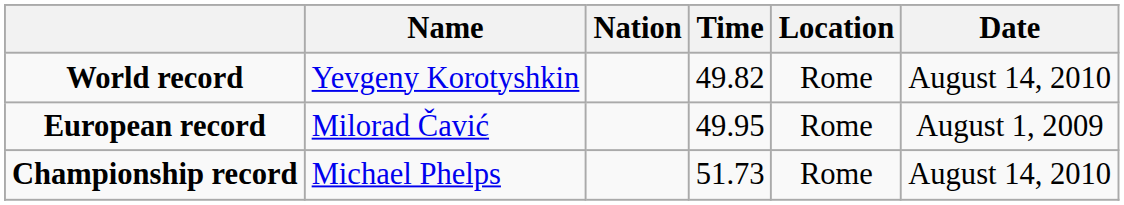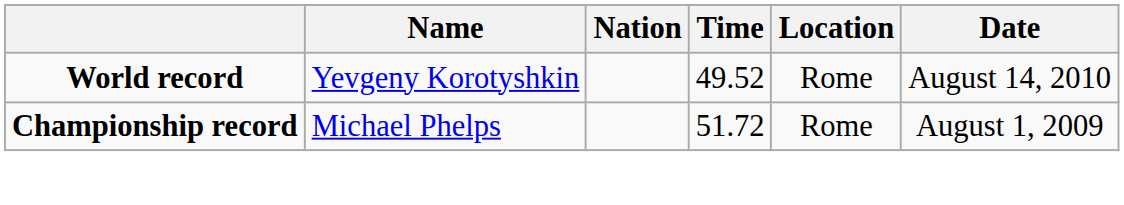(730, 77) 49.82 -> (730, 77) 49.52
- row: (155, 125)
(730, 174) 51.73 -> (730, 125) 51.72
(1010, 174) August 14, 2010 -> (1010, 125) August 1, 2009
